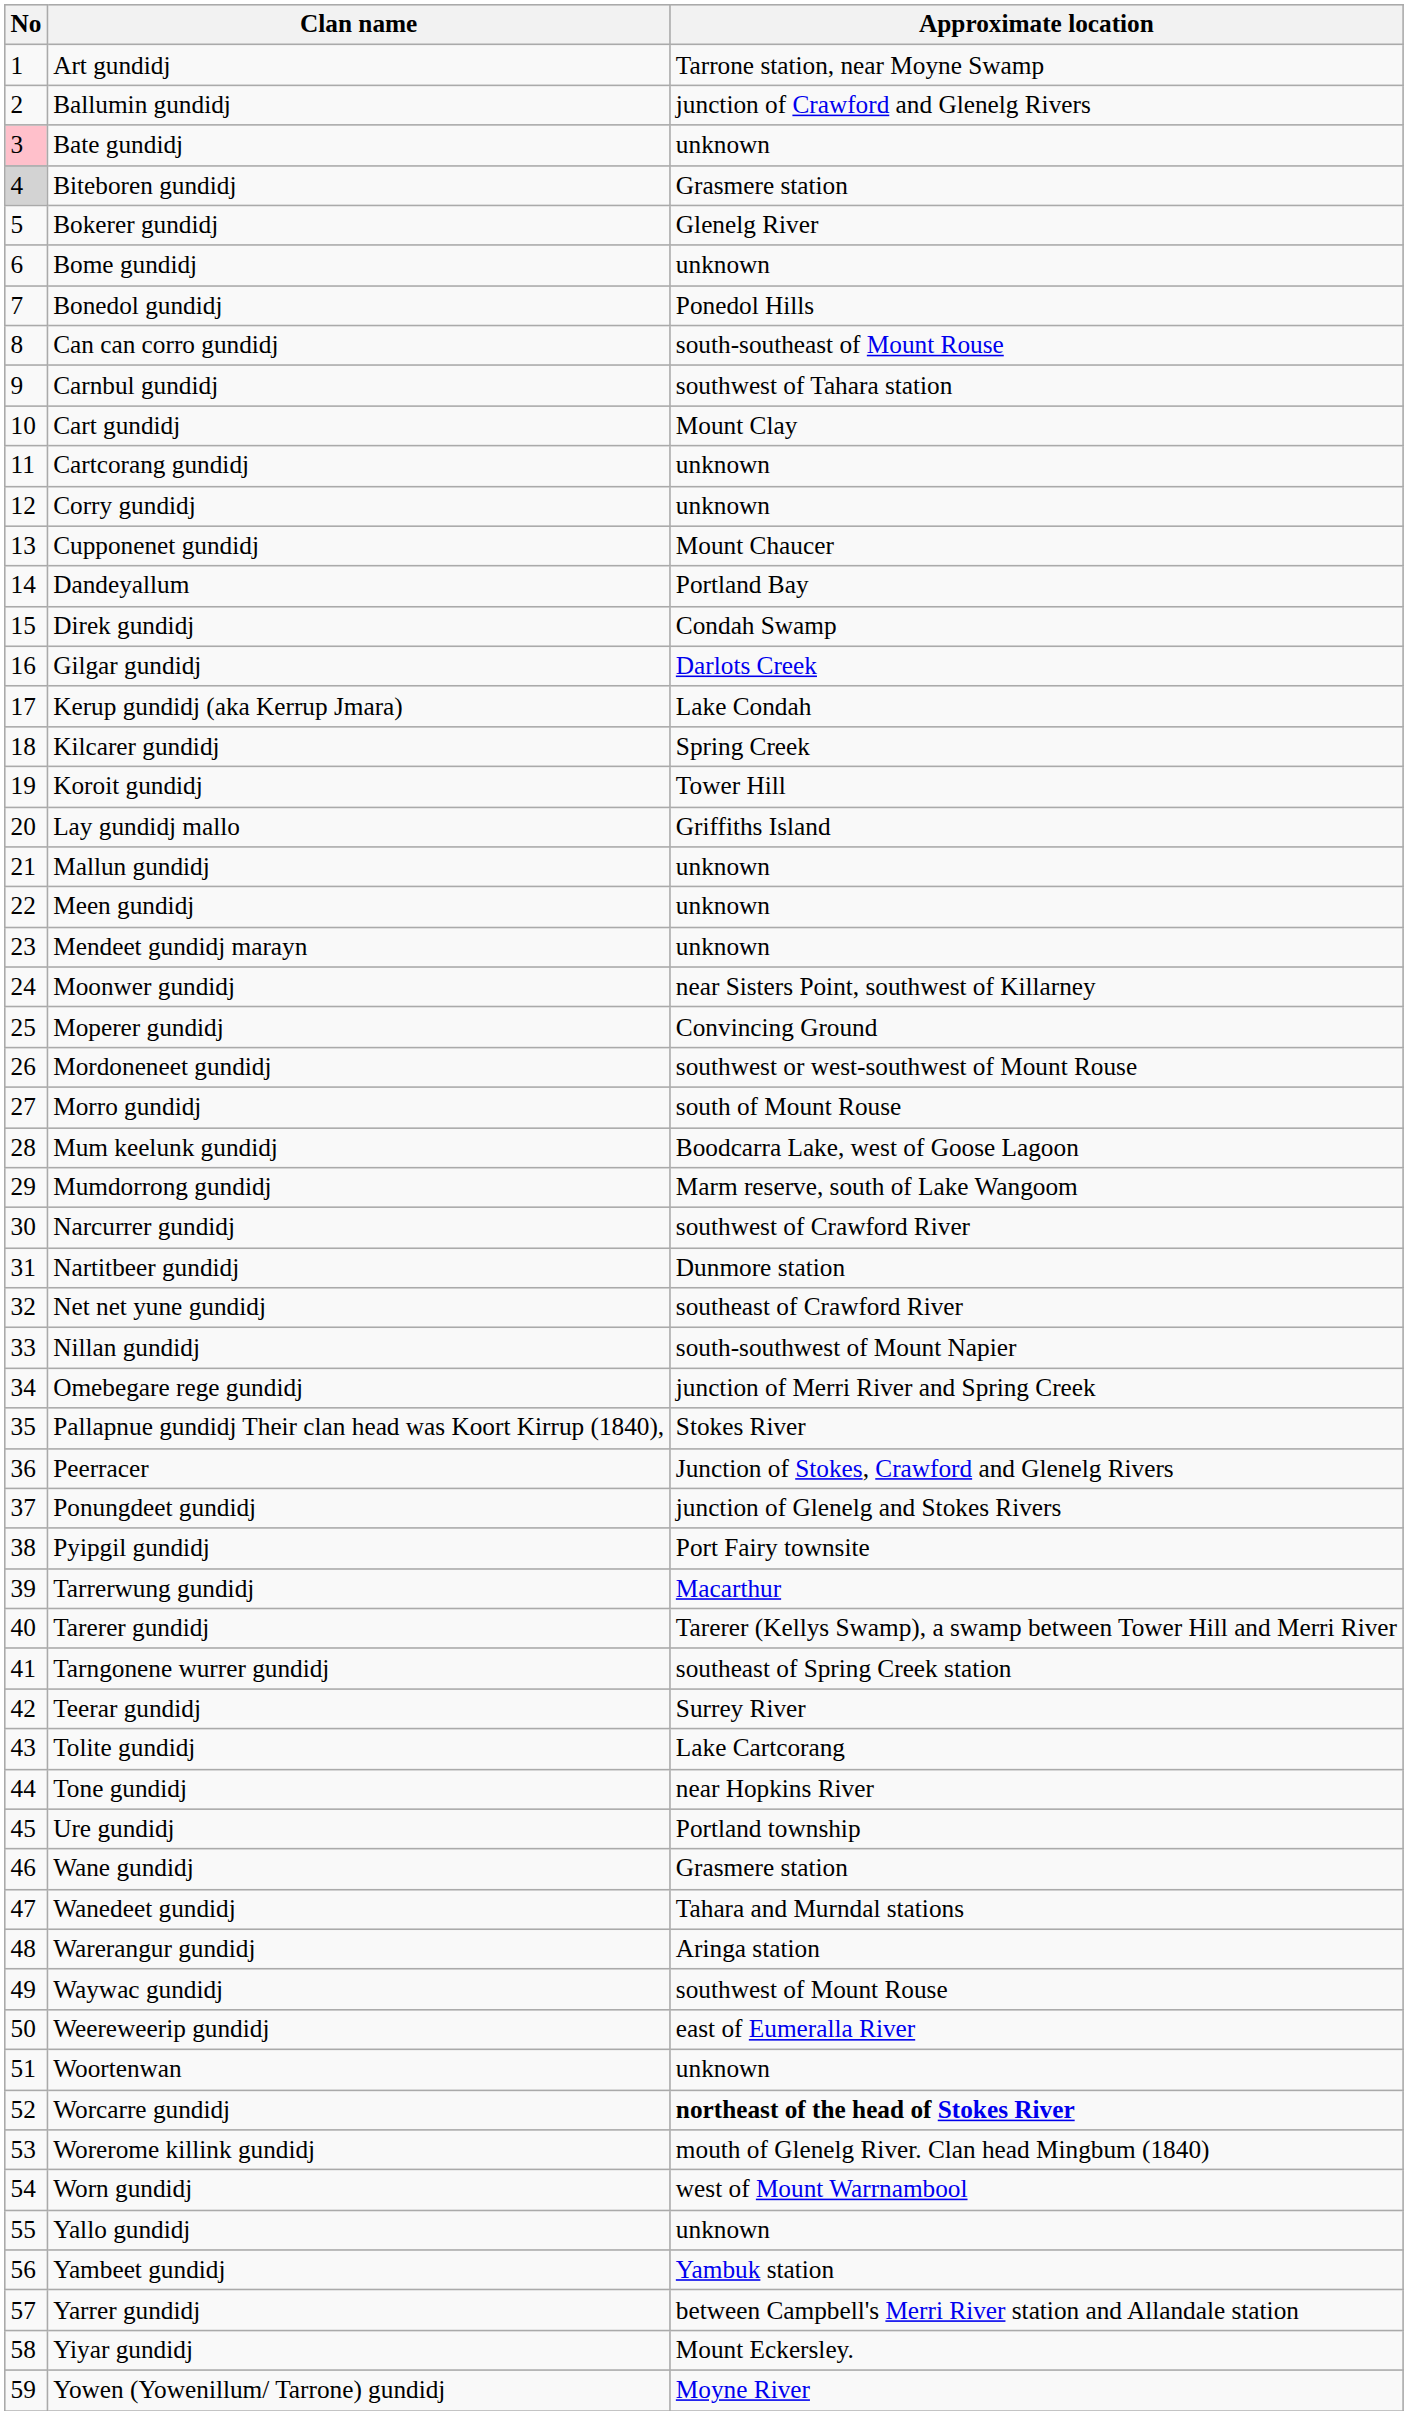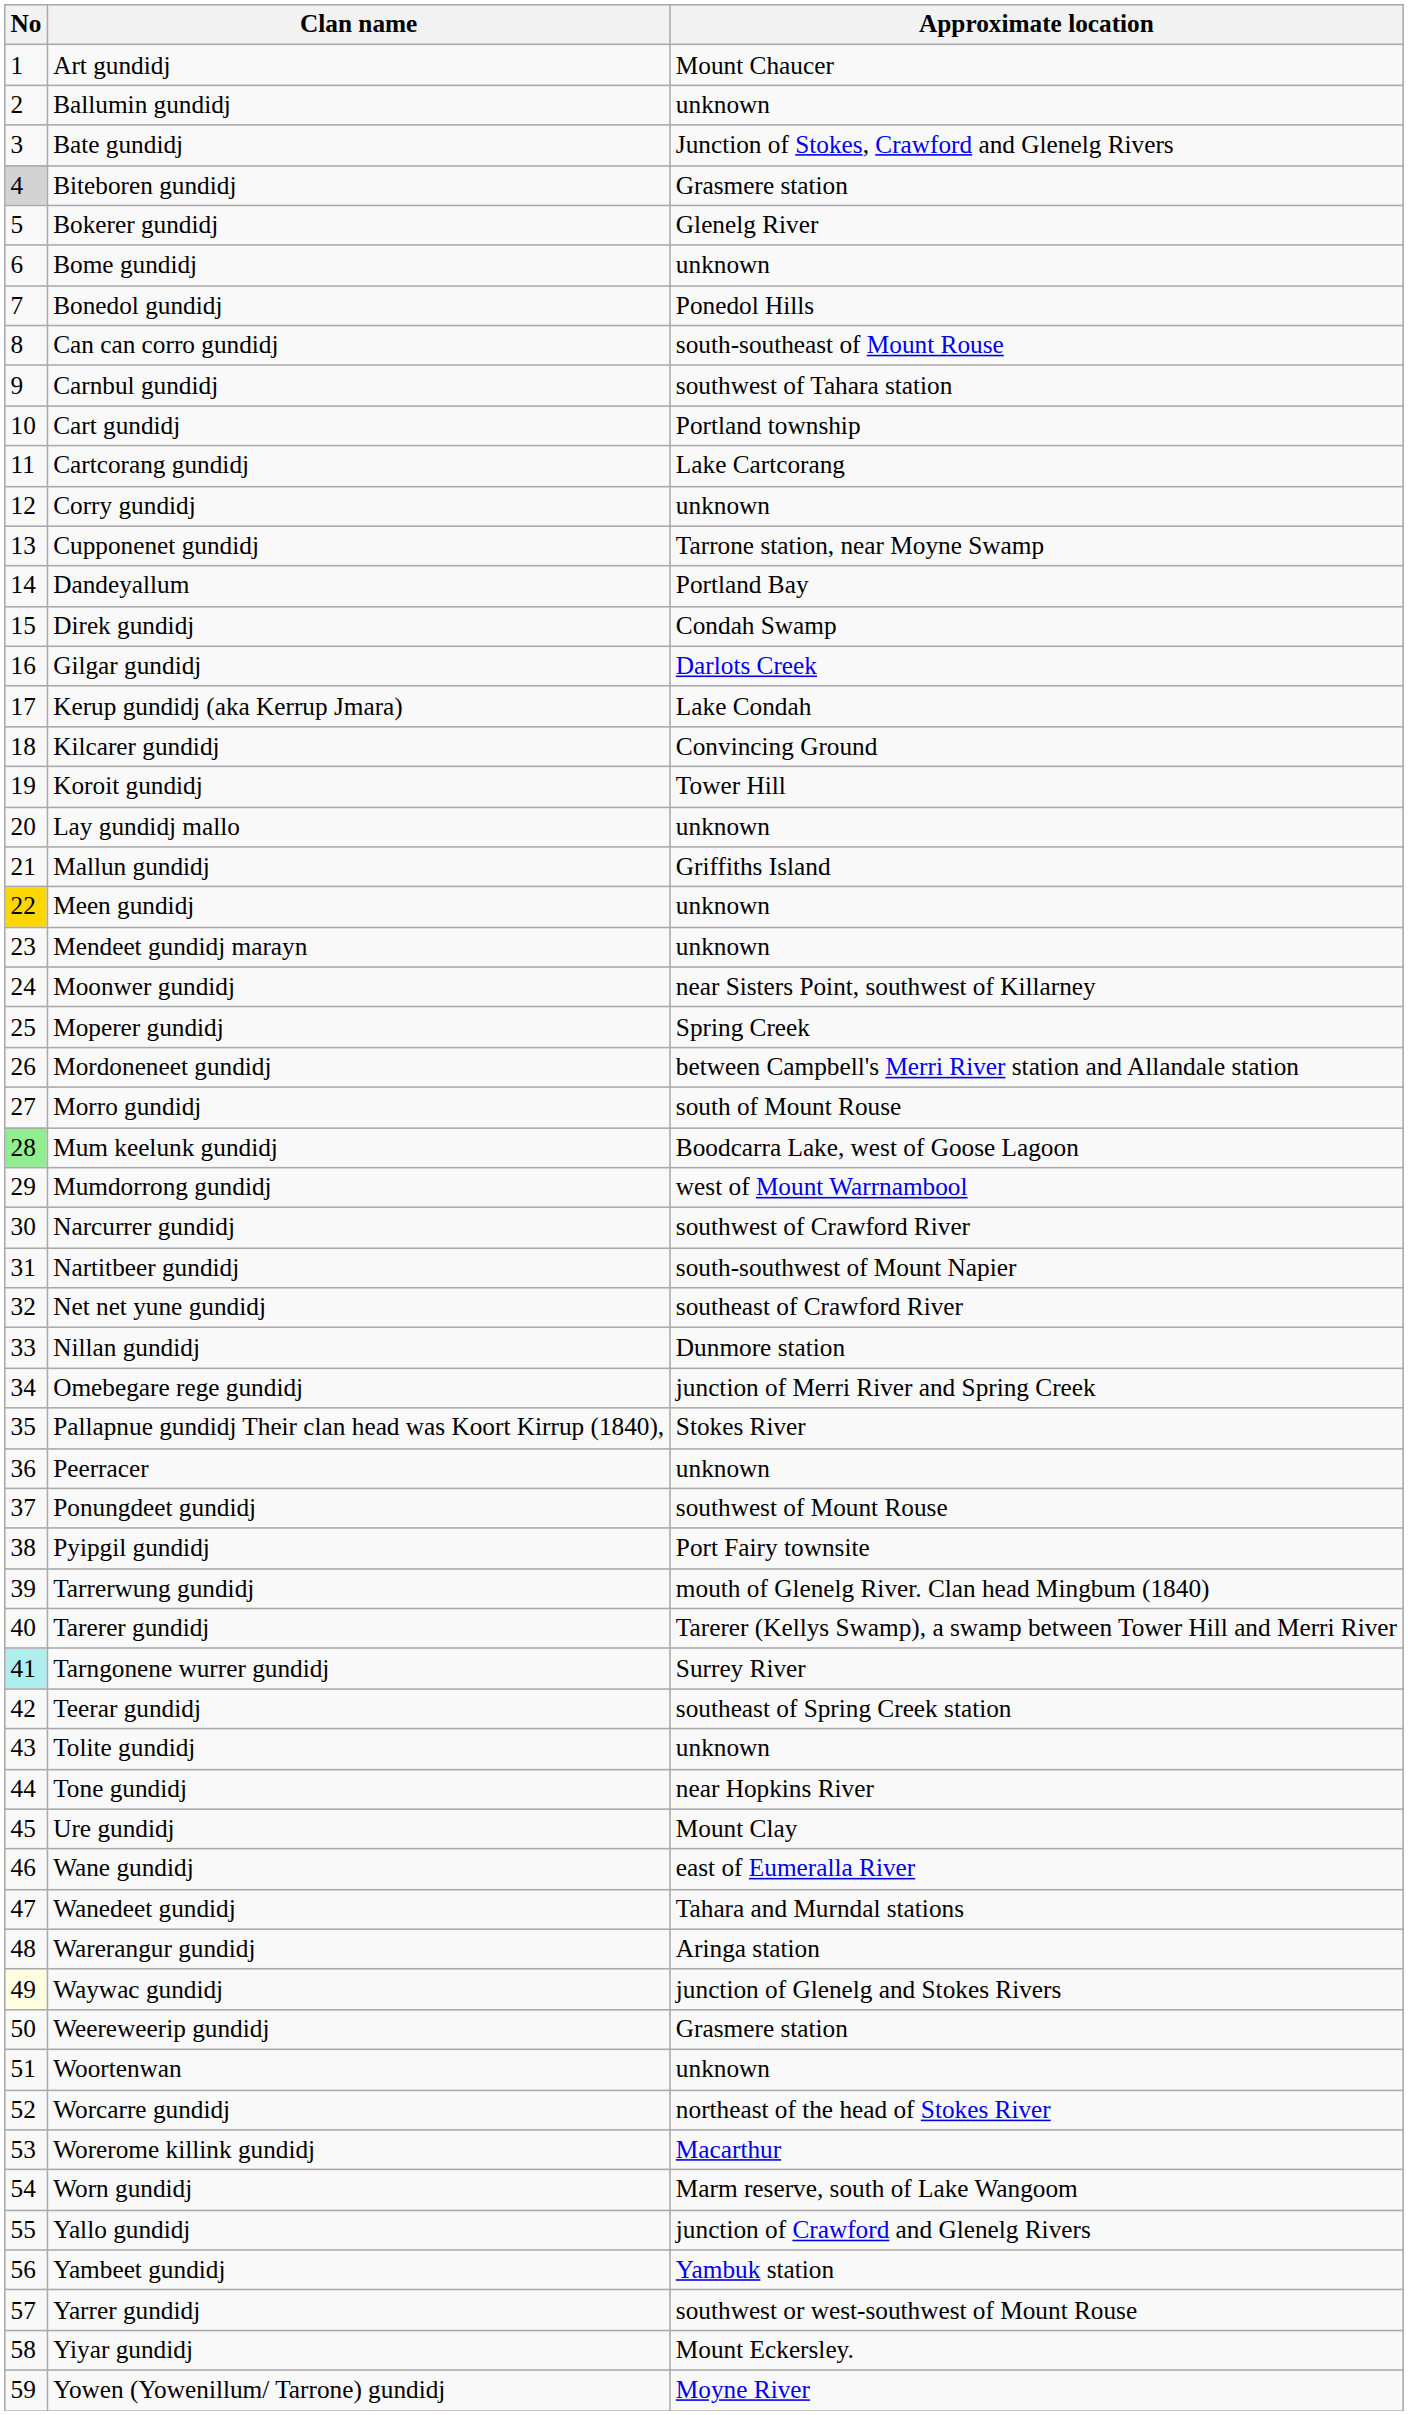(860, 64) Tarrone station, near Moyne Swamp -> (755, 64) Mount Chaucer
(883, 104) junction of Crawford and Glenelg Rivers -> (723, 104) unknown
(17, 144) pink background -> (17, 144) no background
(723, 144) unknown -> (925, 144) Junction of Stokes, Crawford and Glenelg Rivers
(737, 425) Mount Clay -> (768, 425) Portland township
(723, 465) unknown -> (760, 465) Lake Cartcorang
(755, 545) Mount Chaucer -> (860, 545) Tarrone station, near Moyne Swamp
(743, 746) Spring Creek -> (777, 746) Convincing Ground
(753, 826) Griffiths Island -> (723, 826) unknown
(723, 866) unknown -> (753, 866) Griffiths Island
(23, 906) no background -> (23, 906) gold background
(777, 1026) Convincing Ground -> (743, 1026) Spring Creek
(907, 1066) southwest or west-southwest of Mount Rouse -> (987, 1066) between Campbell's Merri River station and Allandale station
(23, 1147) no background -> (23, 1147) lightgreen background
(877, 1187) Marm reserve, south of Lake Wangoom -> (822, 1187) west of Mount Warrnambool
(760, 1267) Dunmore station -> (846, 1267) south-southwest of Mount Napier
(846, 1347) south-southwest of Mount Napier -> (760, 1347) Dunmore station
(925, 1467) Junction of Stokes, Crawford and Glenelg Rivers -> (723, 1467) unknown
(869, 1507) junction of Glenelg and Stokes Rivers -> (812, 1507) southwest of Mount Rouse
(728, 1588) Macarthur -> (943, 1588) mouth of Glenelg River. Clan head Mingbum (1840)
(23, 1668) no background -> (23, 1668) paleturquoise background
(844, 1668) southeast of Spring Creek station -> (741, 1668) Surrey River
(741, 1708) Surrey River -> (844, 1708) southeast of Spring Creek station
(760, 1748) Lake Cartcorang -> (723, 1748) unknown
(768, 1828) Portland township -> (737, 1828) Mount Clay
(762, 1868) Grasmere station -> (796, 1868) east of Eumeralla River
(23, 1989) no background -> (23, 1989) lightyellow background
(812, 1989) southwest of Mount Rouse -> (869, 1989) junction of Glenelg and Stokes Rivers
(796, 2029) east of Eumeralla River -> (762, 2029) Grasmere station
(875, 2109) bold -> (863, 2109) normal
(943, 2149) mouth of Glenelg River. Clan head Mingbum (1840) -> (728, 2149) Macarthur
(822, 2189) west of Mount Warrnambool -> (877, 2189) Marm reserve, south of Lake Wangoom
(723, 2229) unknown -> (883, 2229) junction of Crawford and Glenelg Rivers
(987, 2309) between Campbell's Merri River station and Allandale station -> (907, 2309) southwest or west-southwest of Mount Rouse
